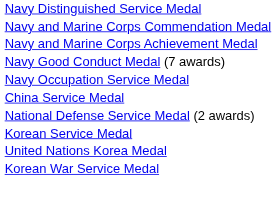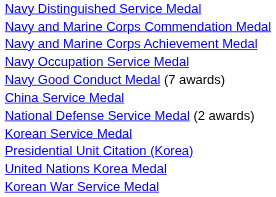rows swapped: (115, 62) <-> (97, 80)
+ row: (99, 151)
